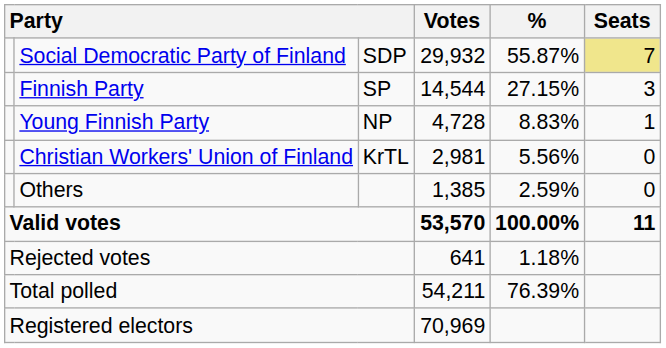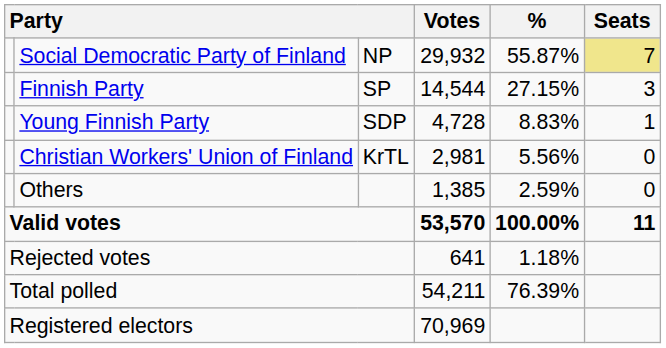(385, 55) SDP -> (378, 55) NP
(378, 122) NP -> (385, 122) SDP
